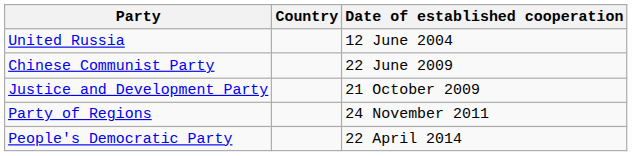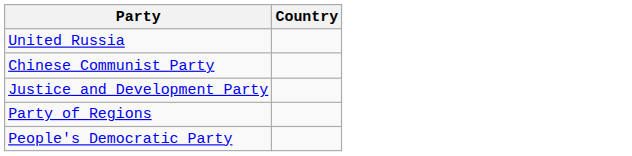- column: (484, 17)
